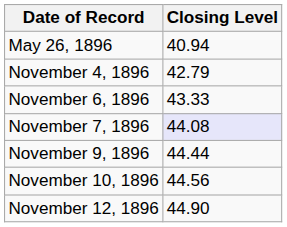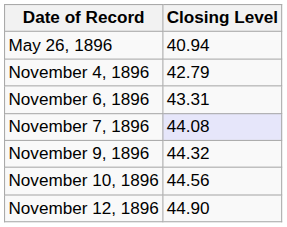(188, 99) 43.33 -> (188, 99) 43.31
(188, 153) 44.44 -> (188, 153) 44.32
